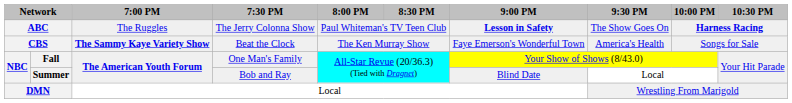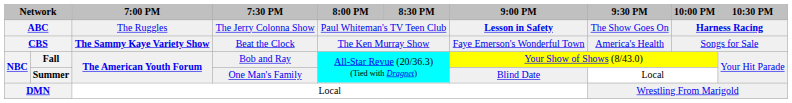(265, 59) One Man's Family -> (265, 59) Bob and Ray
(265, 75) Bob and Ray -> (265, 75) One Man's Family
